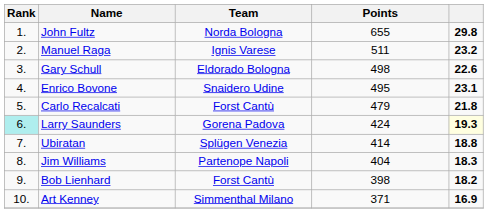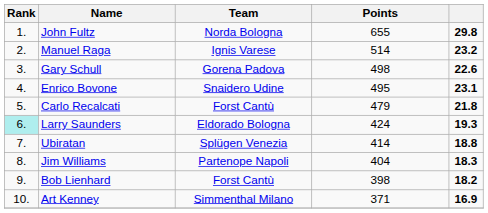(380, 50) 511 -> (380, 50) 514
(243, 69) Eldorado Bologna -> (243, 69) Gorena Padova
(243, 124) Gorena Padova -> (243, 124) Eldorado Bologna
(466, 124) lightyellow background -> (466, 124) no background
